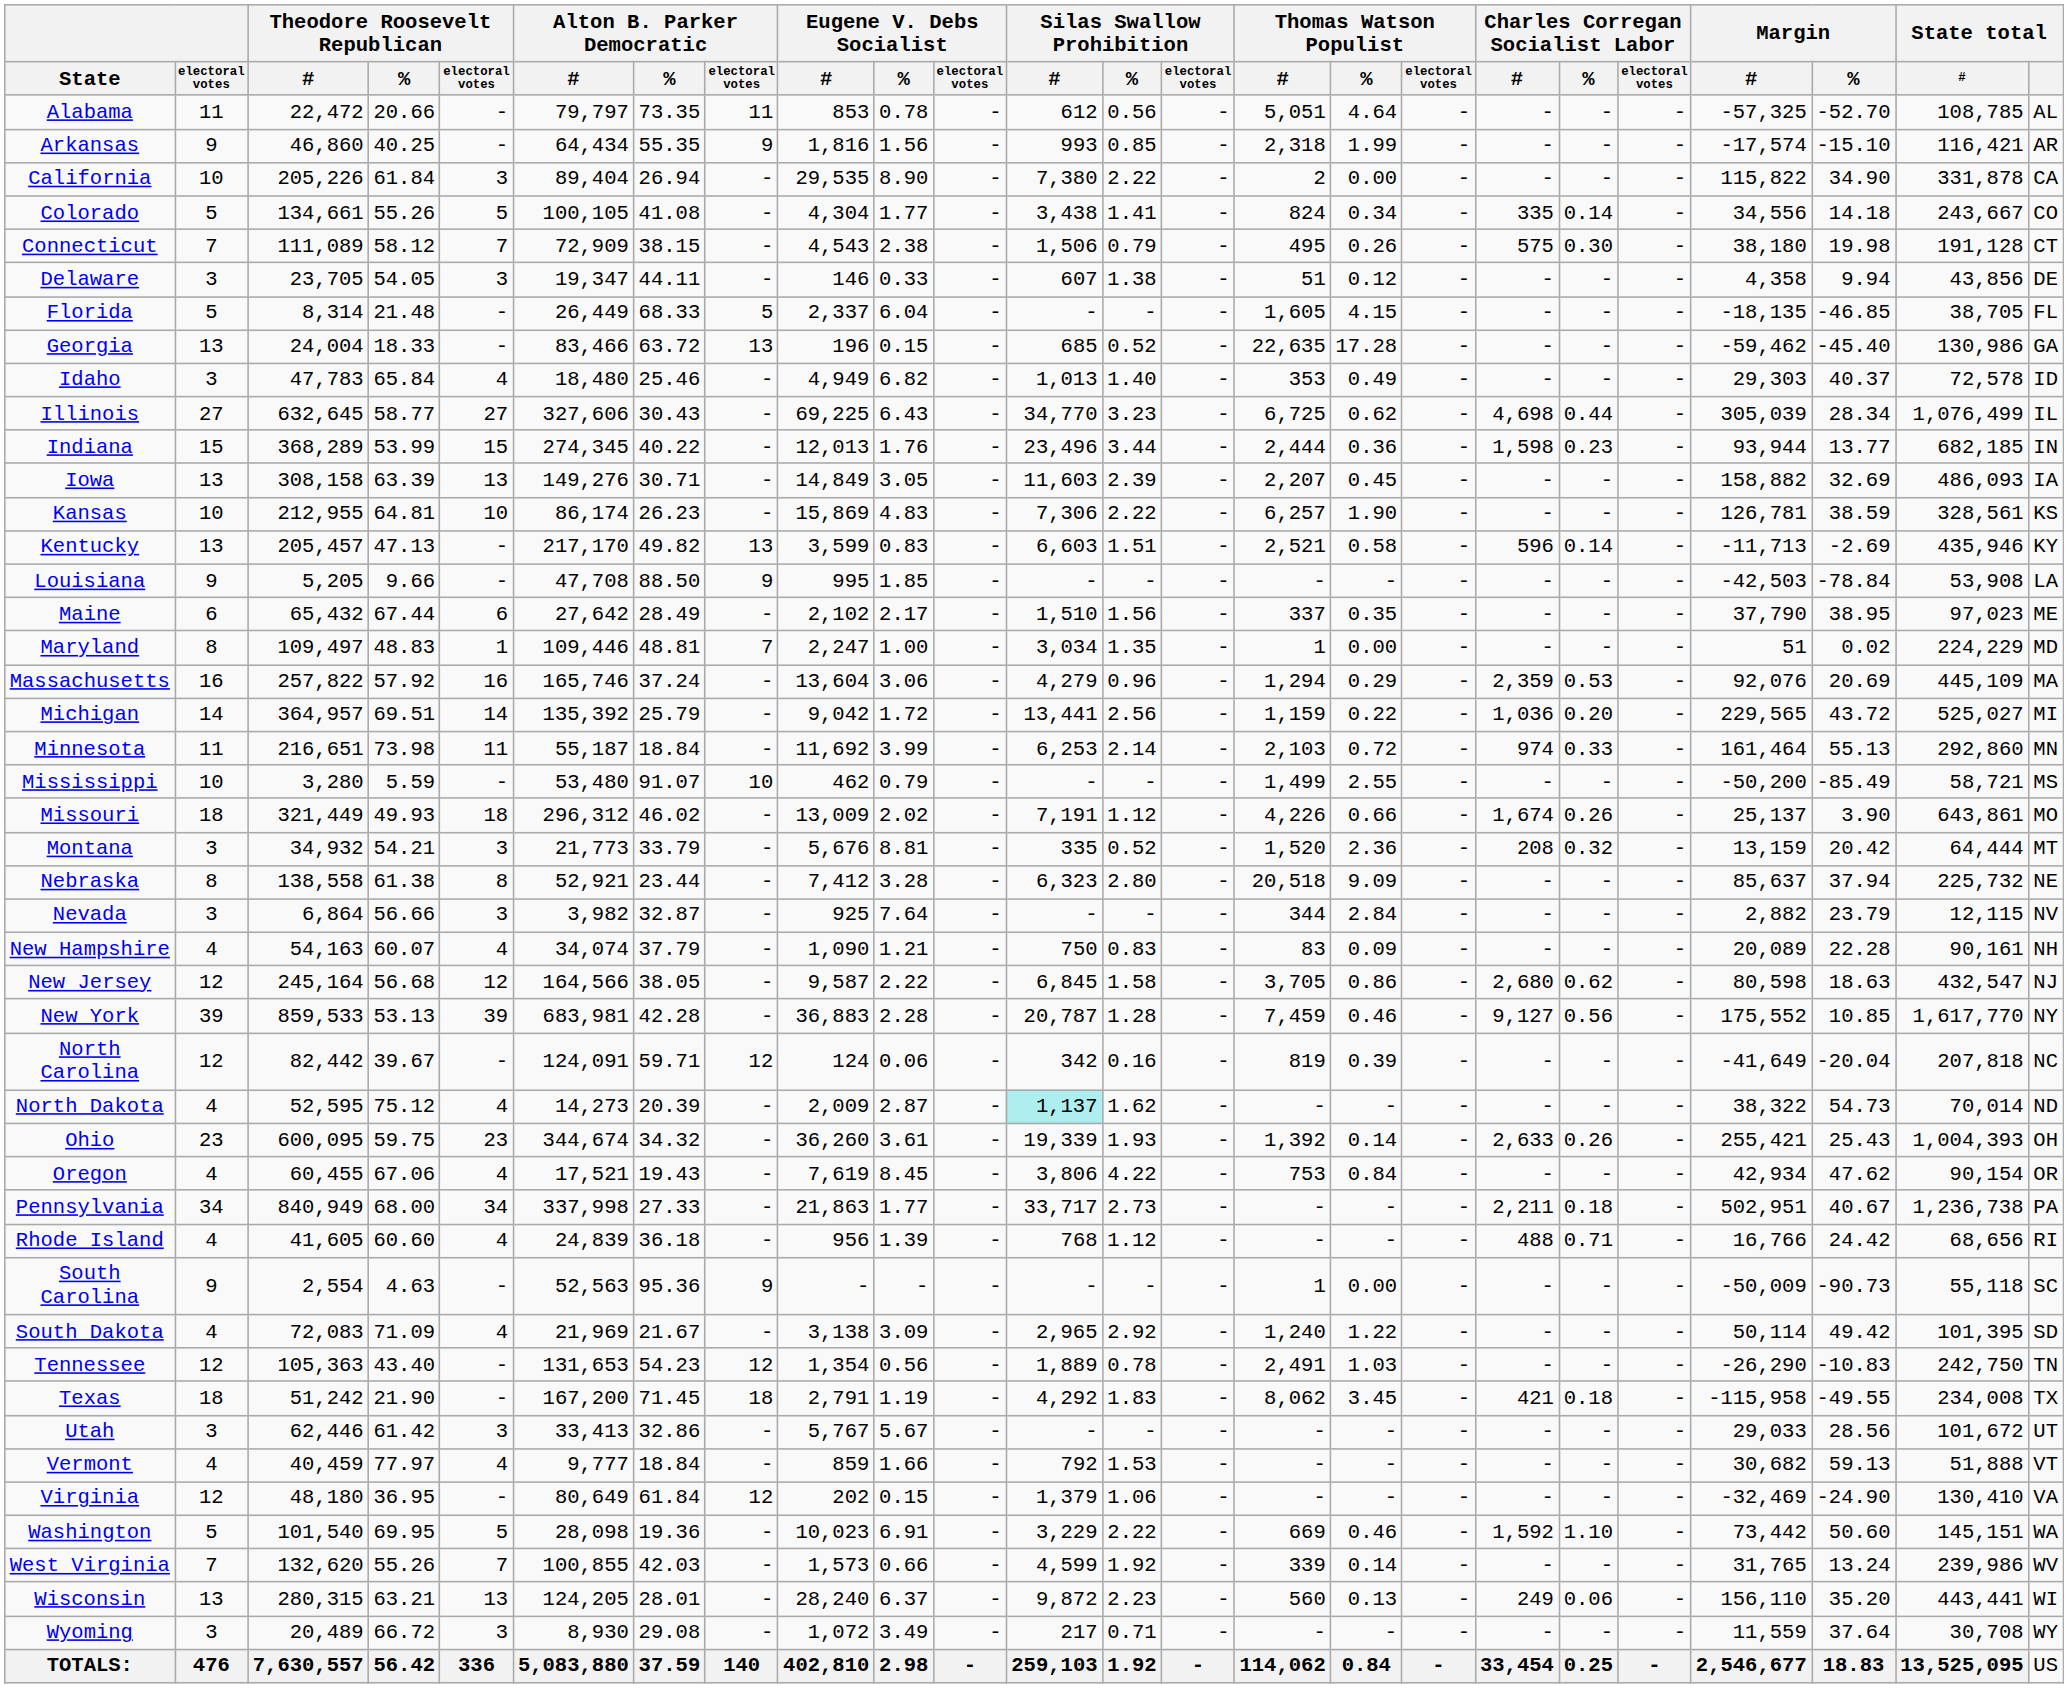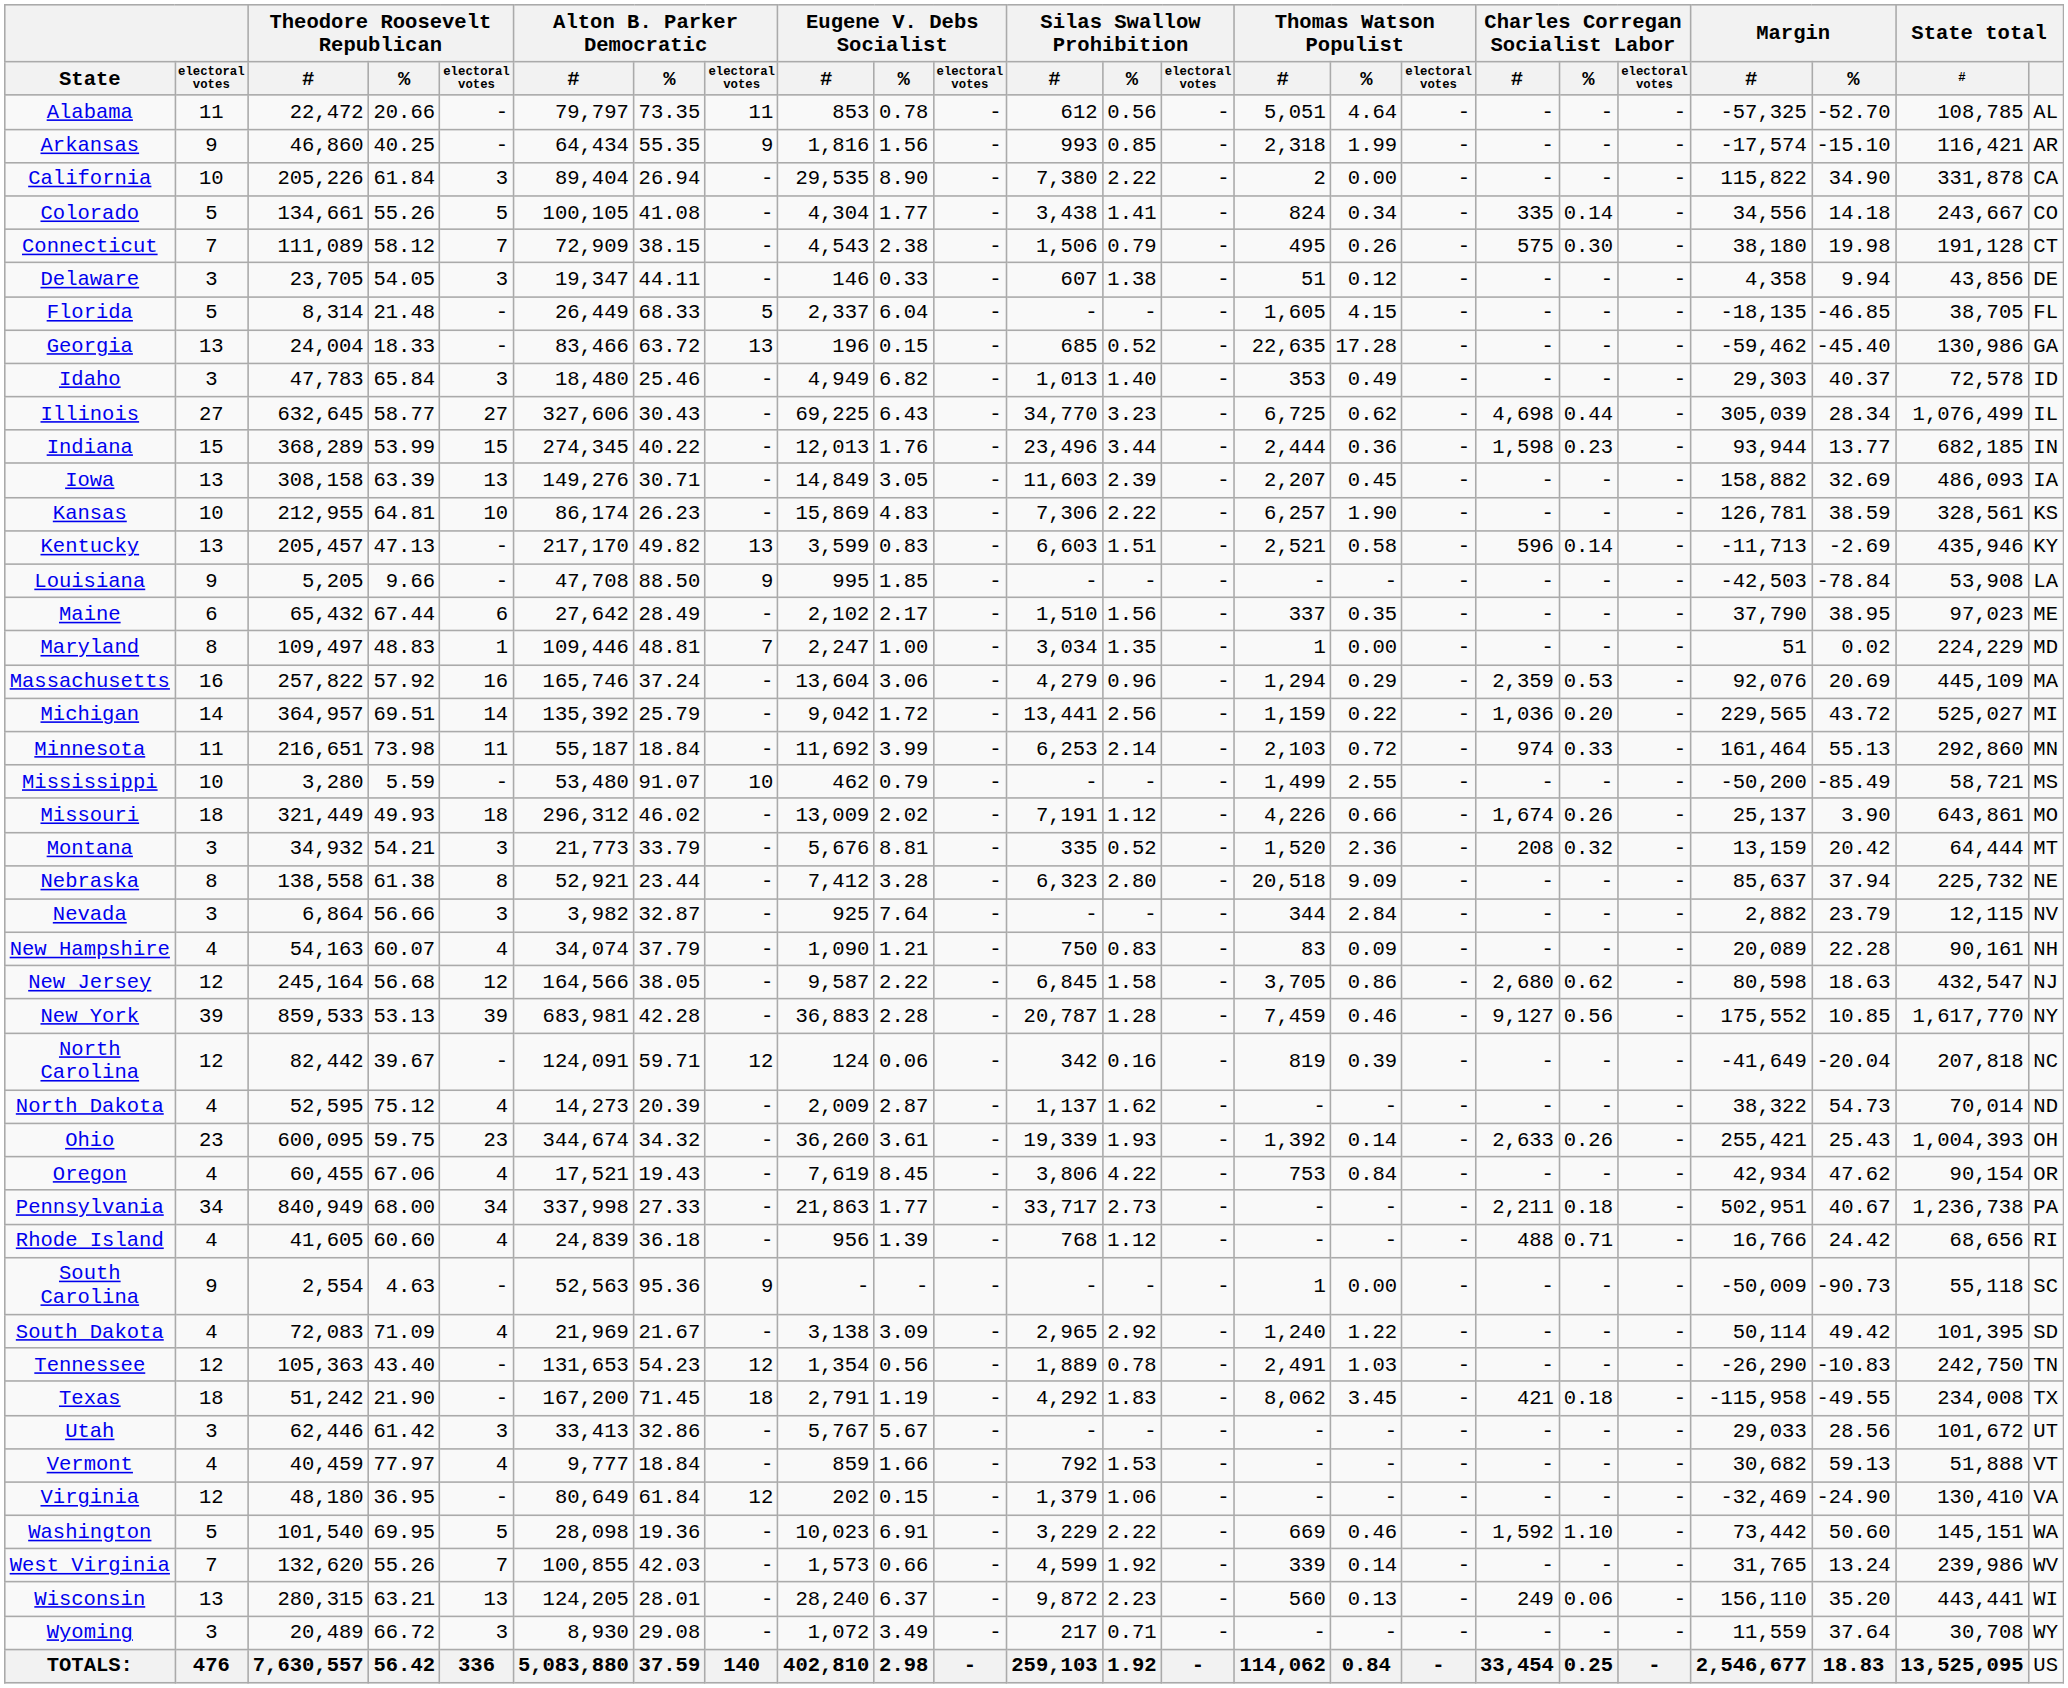(502, 380) 4 -> (502, 380) 3
(1067, 1107) paleturquoise background -> (1067, 1107) no background
